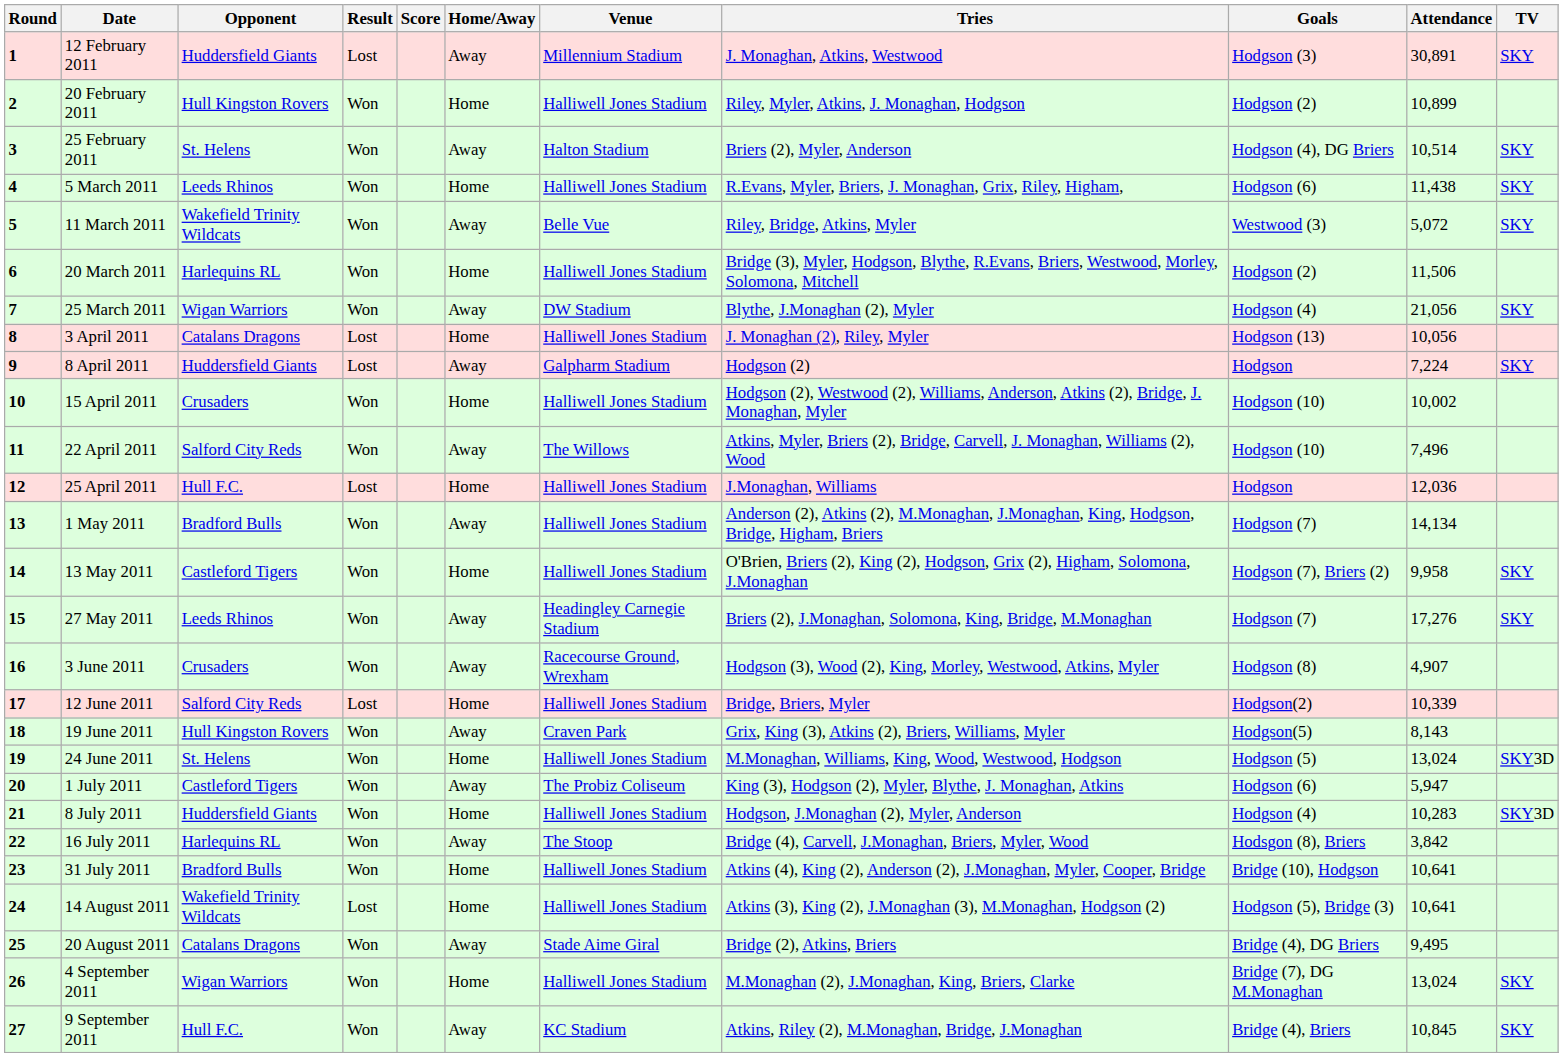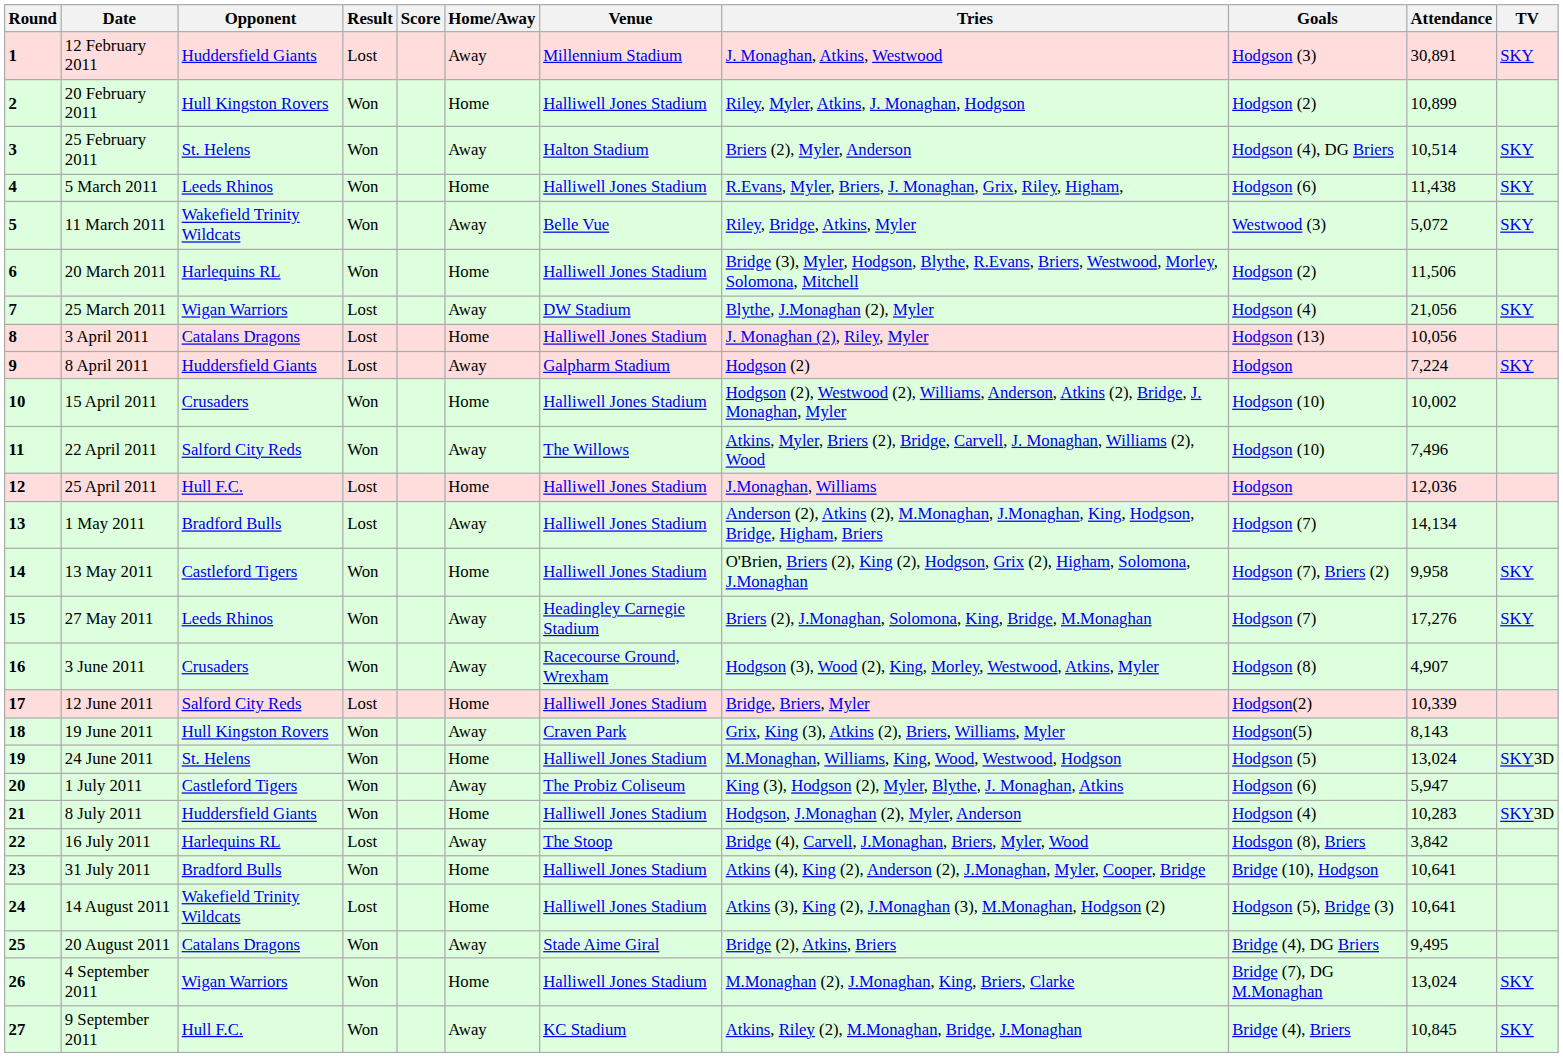(363, 309) Won -> (362, 309) Lost
(363, 524) Won -> (362, 524) Lost
(363, 841) Won -> (362, 841) Lost
